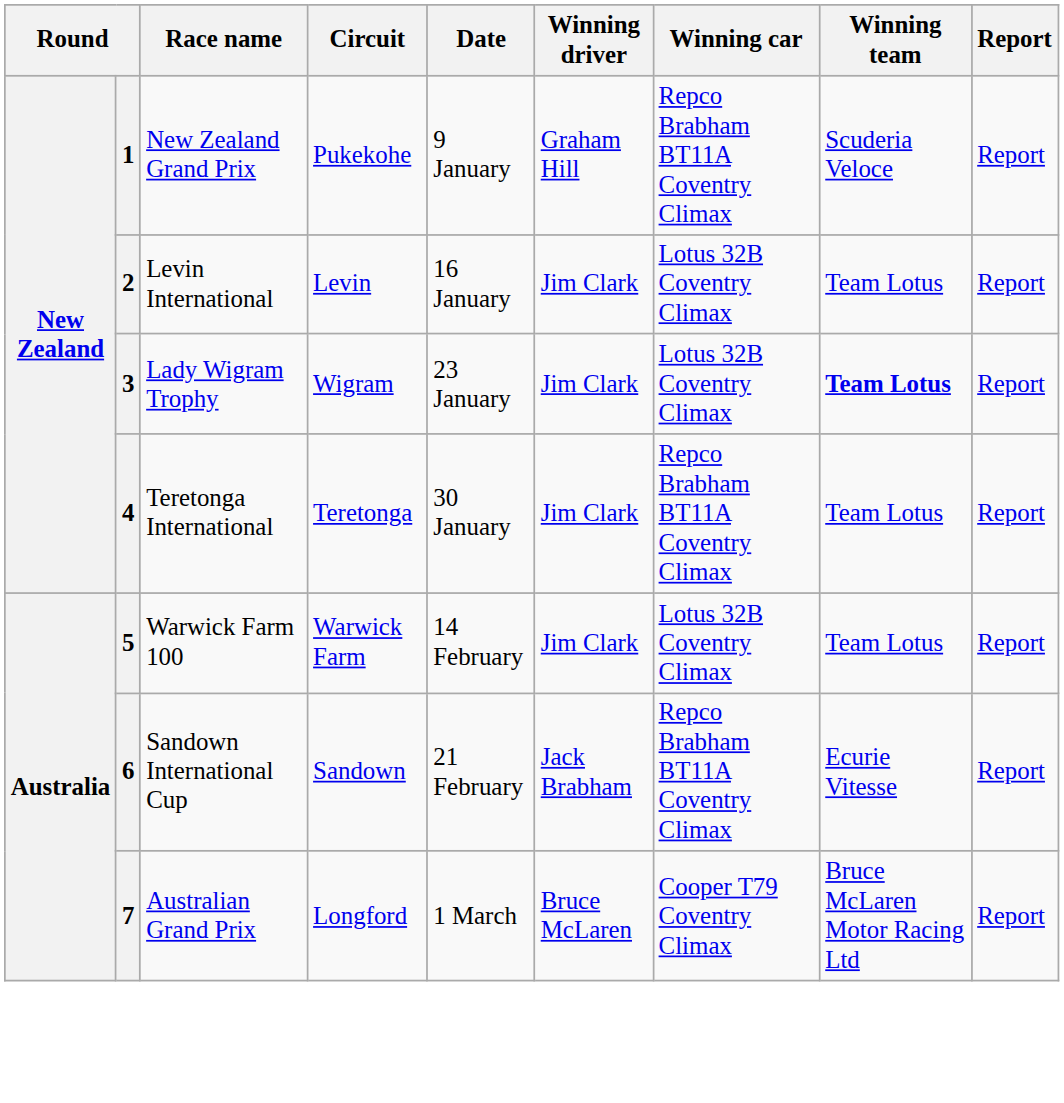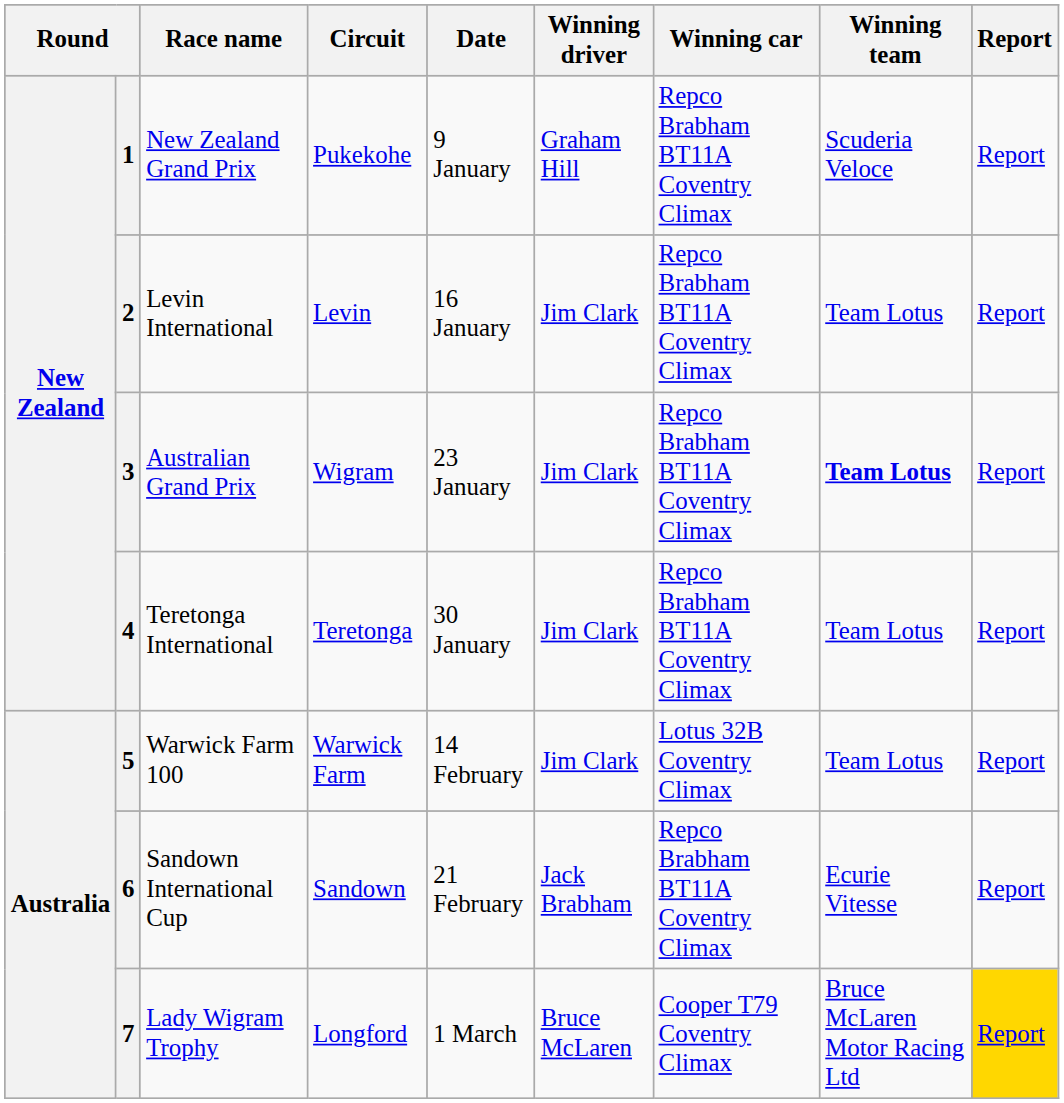(711, 284) Lotus 32B Coventry Climax -> (705, 313) Repco Brabham BT11A Coventry Climax
(215, 383) Lady Wigram Trophy -> (201, 472) Australian Grand Prix
(711, 383) Lotus 32B Coventry Climax -> (705, 472) Repco Brabham BT11A Coventry Climax
(201, 915) Australian Grand Prix -> (215, 1033) Lady Wigram Trophy
(1011, 915) no background -> (1011, 1033) gold background
